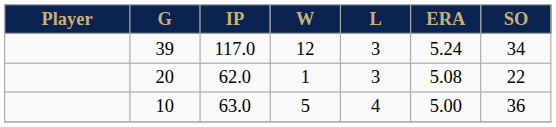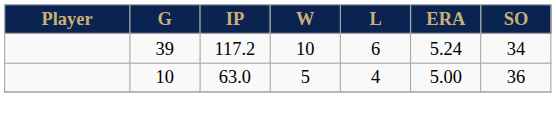(235, 48) 117.0 -> (235, 48) 117.2
(305, 48) 12 -> (305, 48) 10
(376, 48) 3 -> (376, 48) 6
- row: (165, 77)
